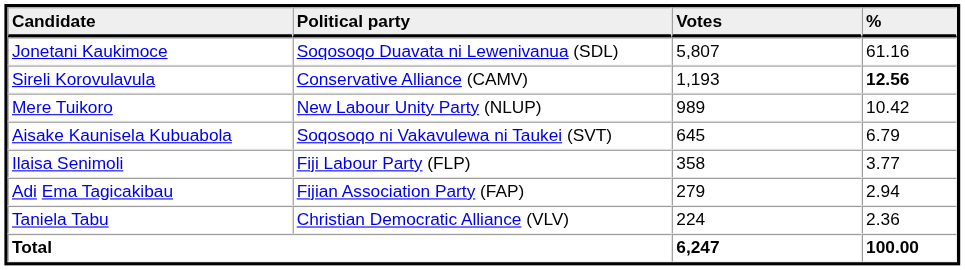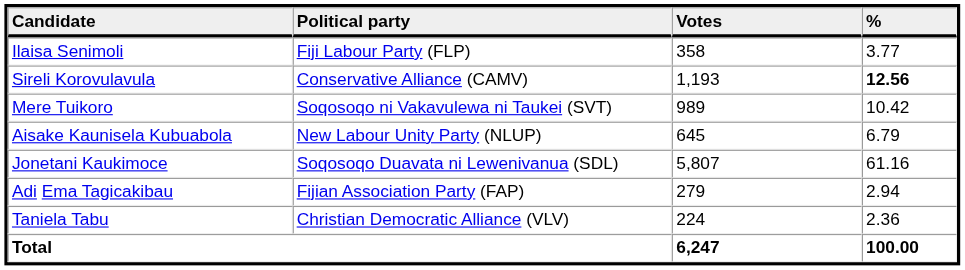rows swapped: (90, 51) <-> (68, 163)
(419, 107) New Labour Unity Party (NLUP) -> (454, 107) Soqosoqo ni Vakavulewa ni Taukei (SVT)
(454, 135) Soqosoqo ni Vakavulewa ni Taukei (SVT) -> (419, 135) New Labour Unity Party (NLUP)
